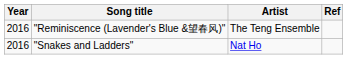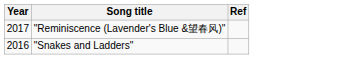- column: (275, 12)
(18, 29) 2016 -> (18, 29) 2017
